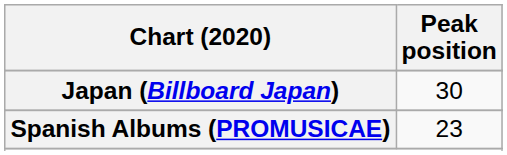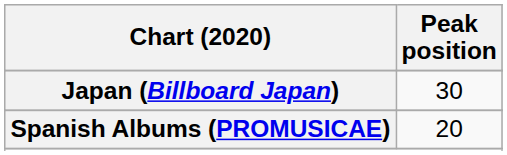(449, 129) 23 -> (449, 129) 20
